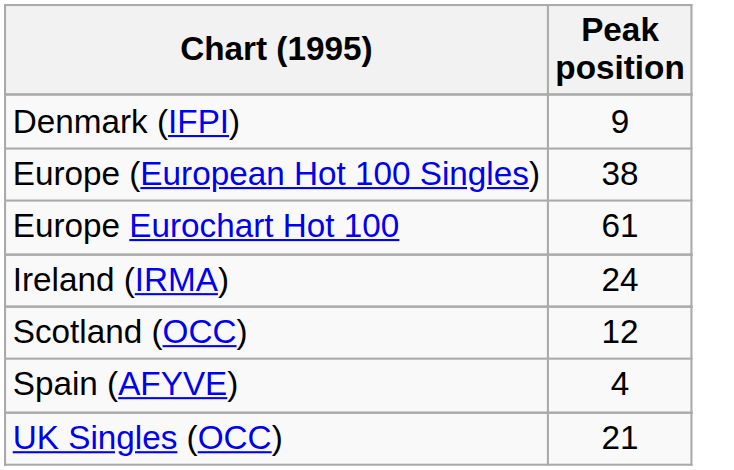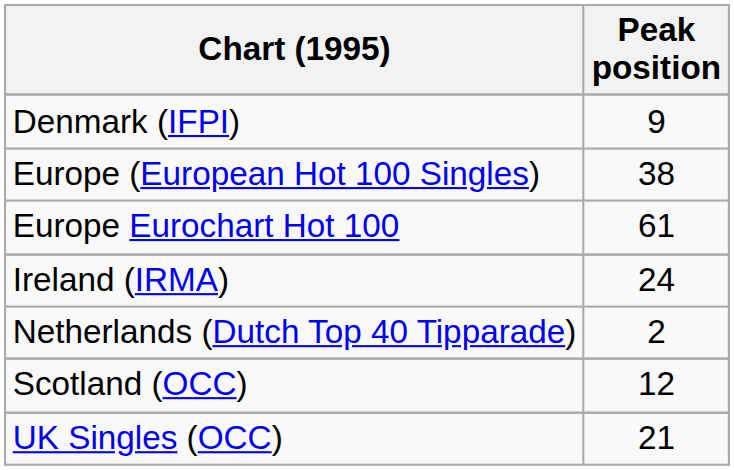+ row: (295, 332)
- row: (126, 385)
